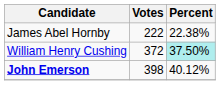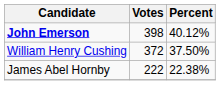rows swapped: (48, 70) <-> (58, 32)
(189, 51) paleturquoise background -> (189, 51) no background
